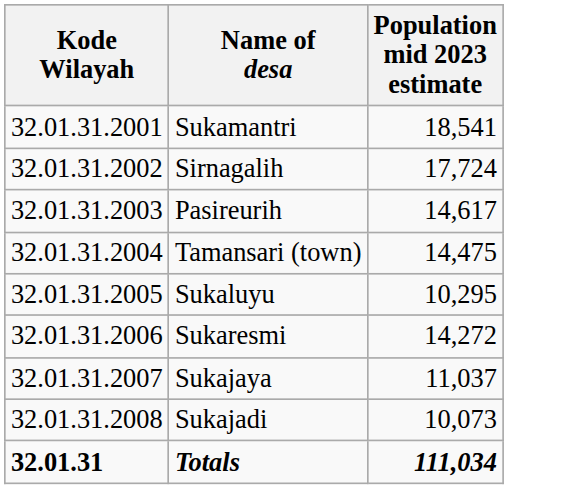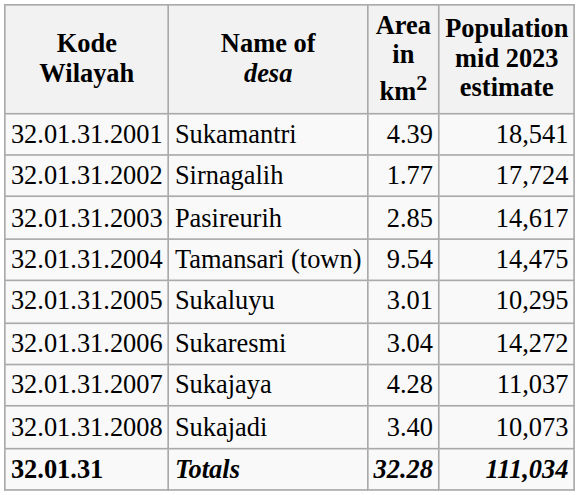+ column: (403, 58)
